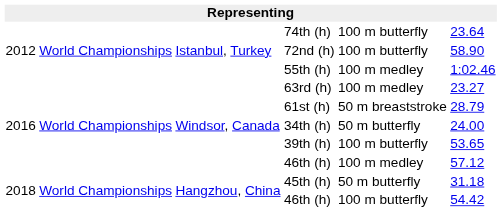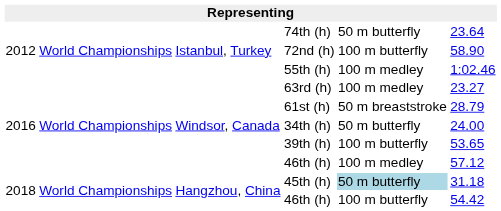(383, 31) 100 m butterfly -> (379, 31) 50 m butterfly
(379, 181) no background -> (379, 181) lightblue background
